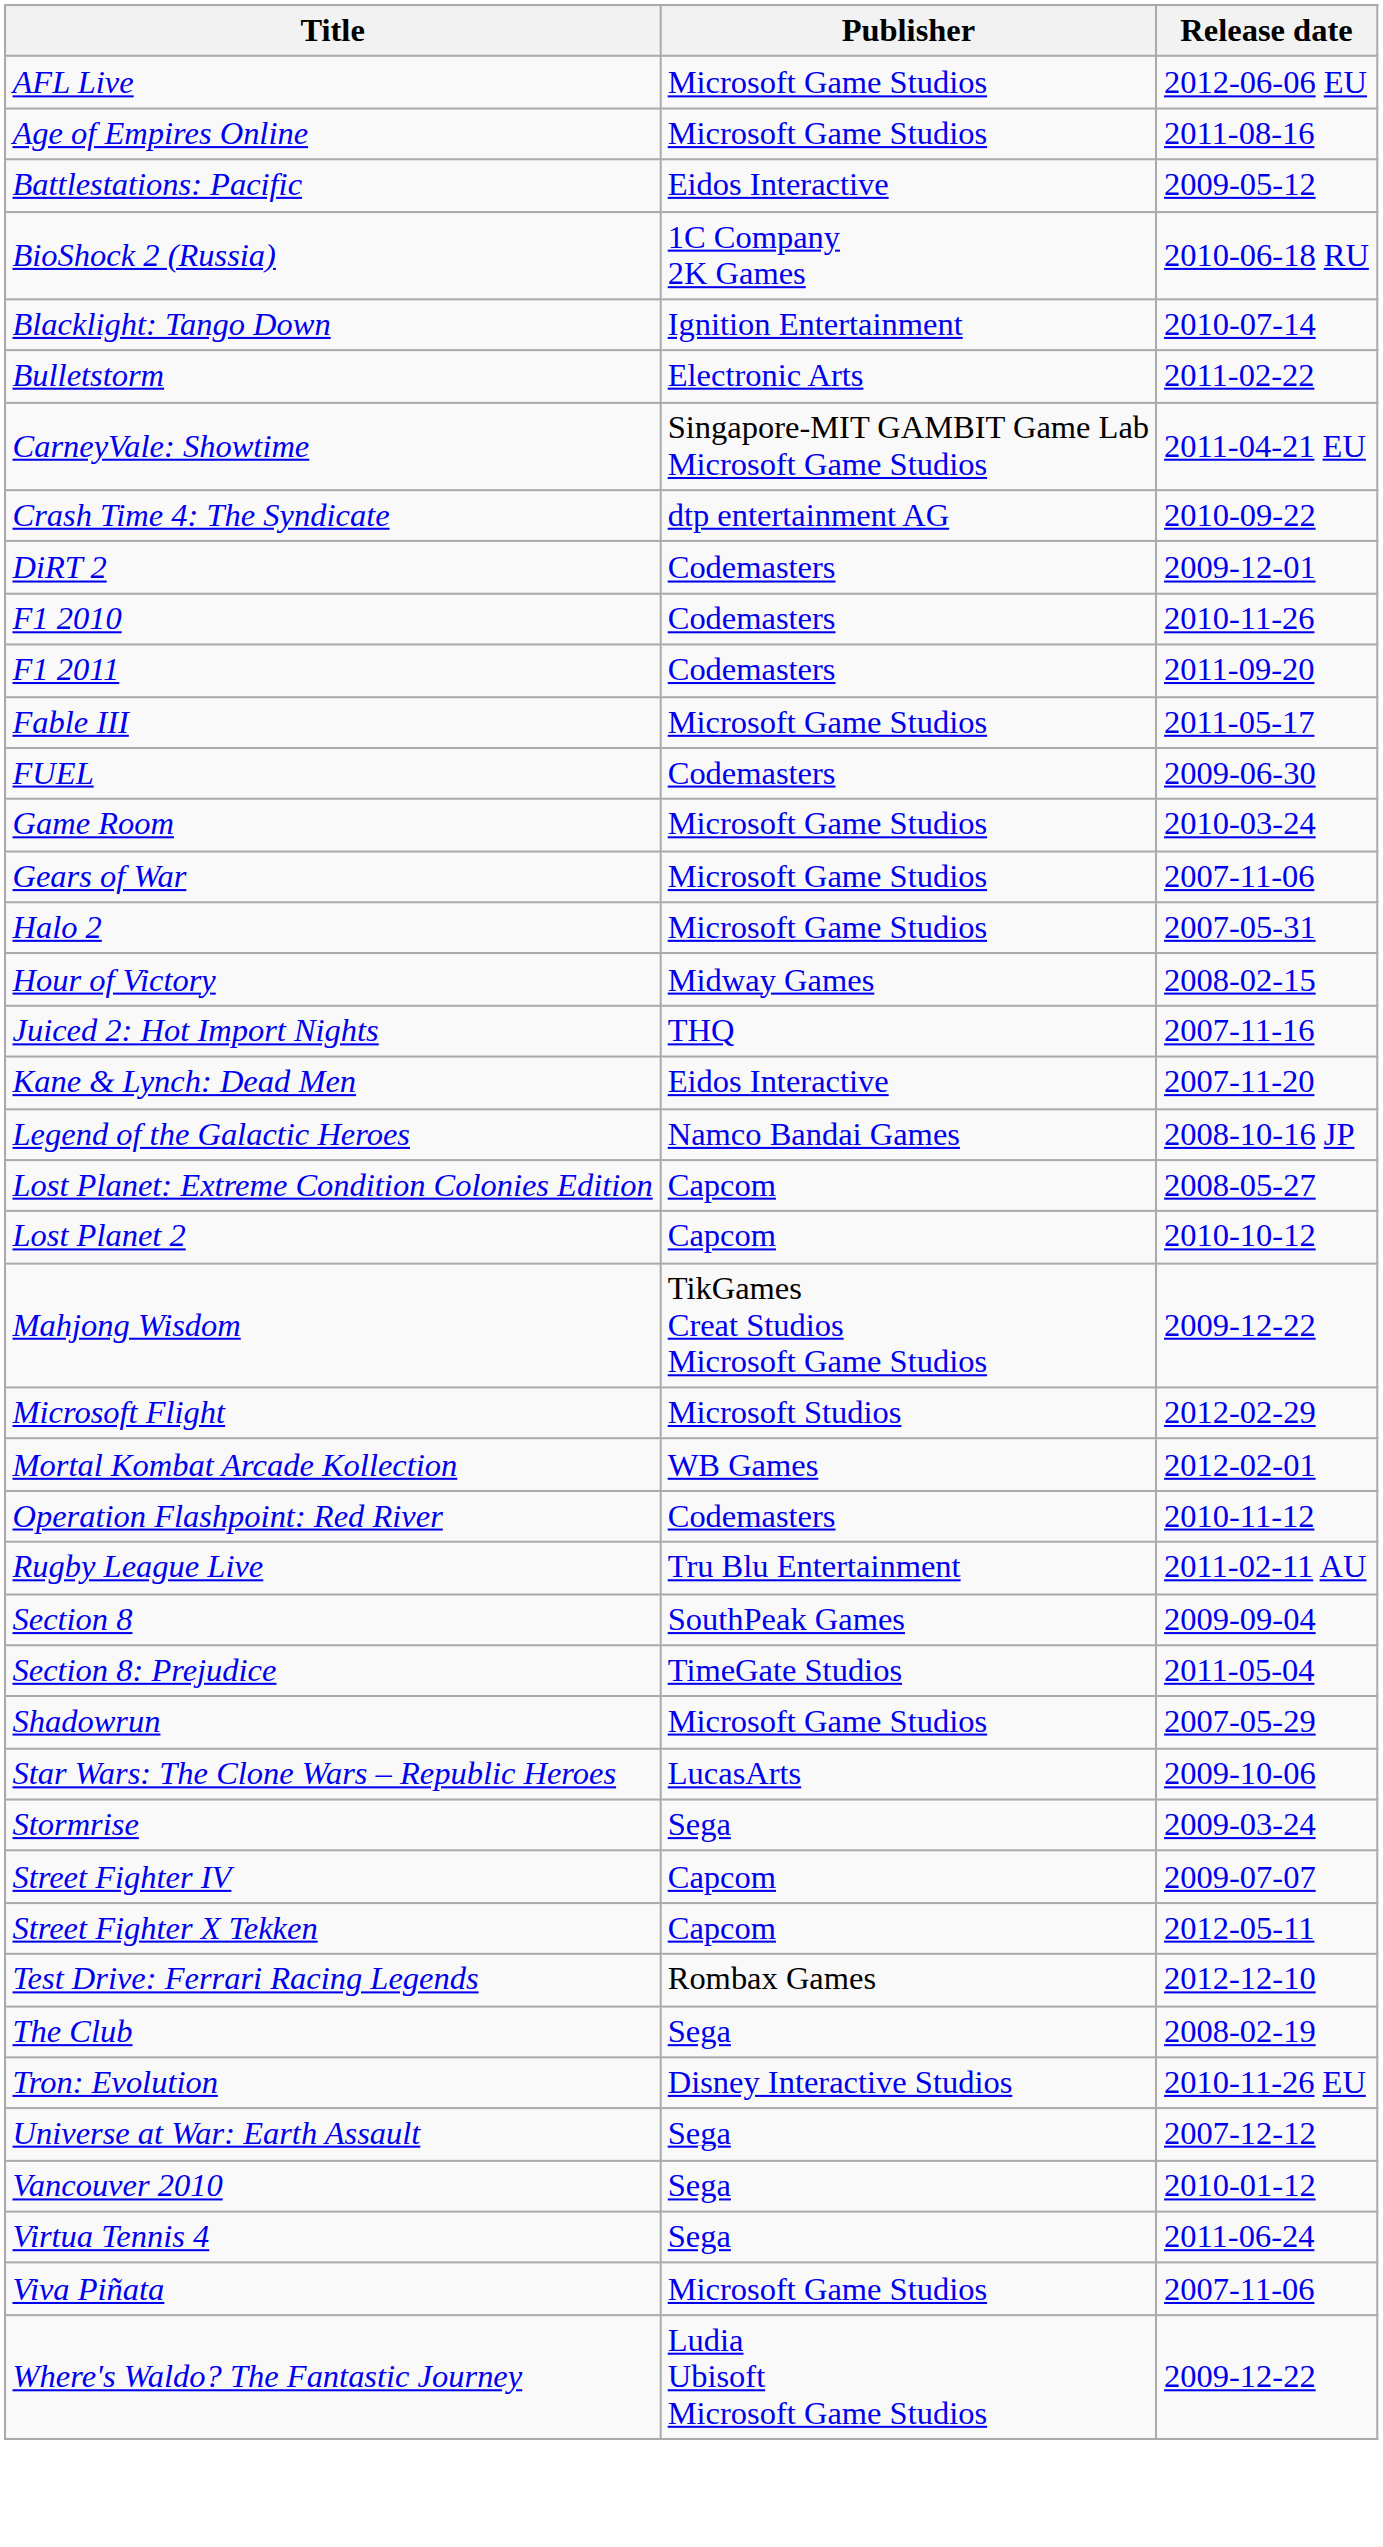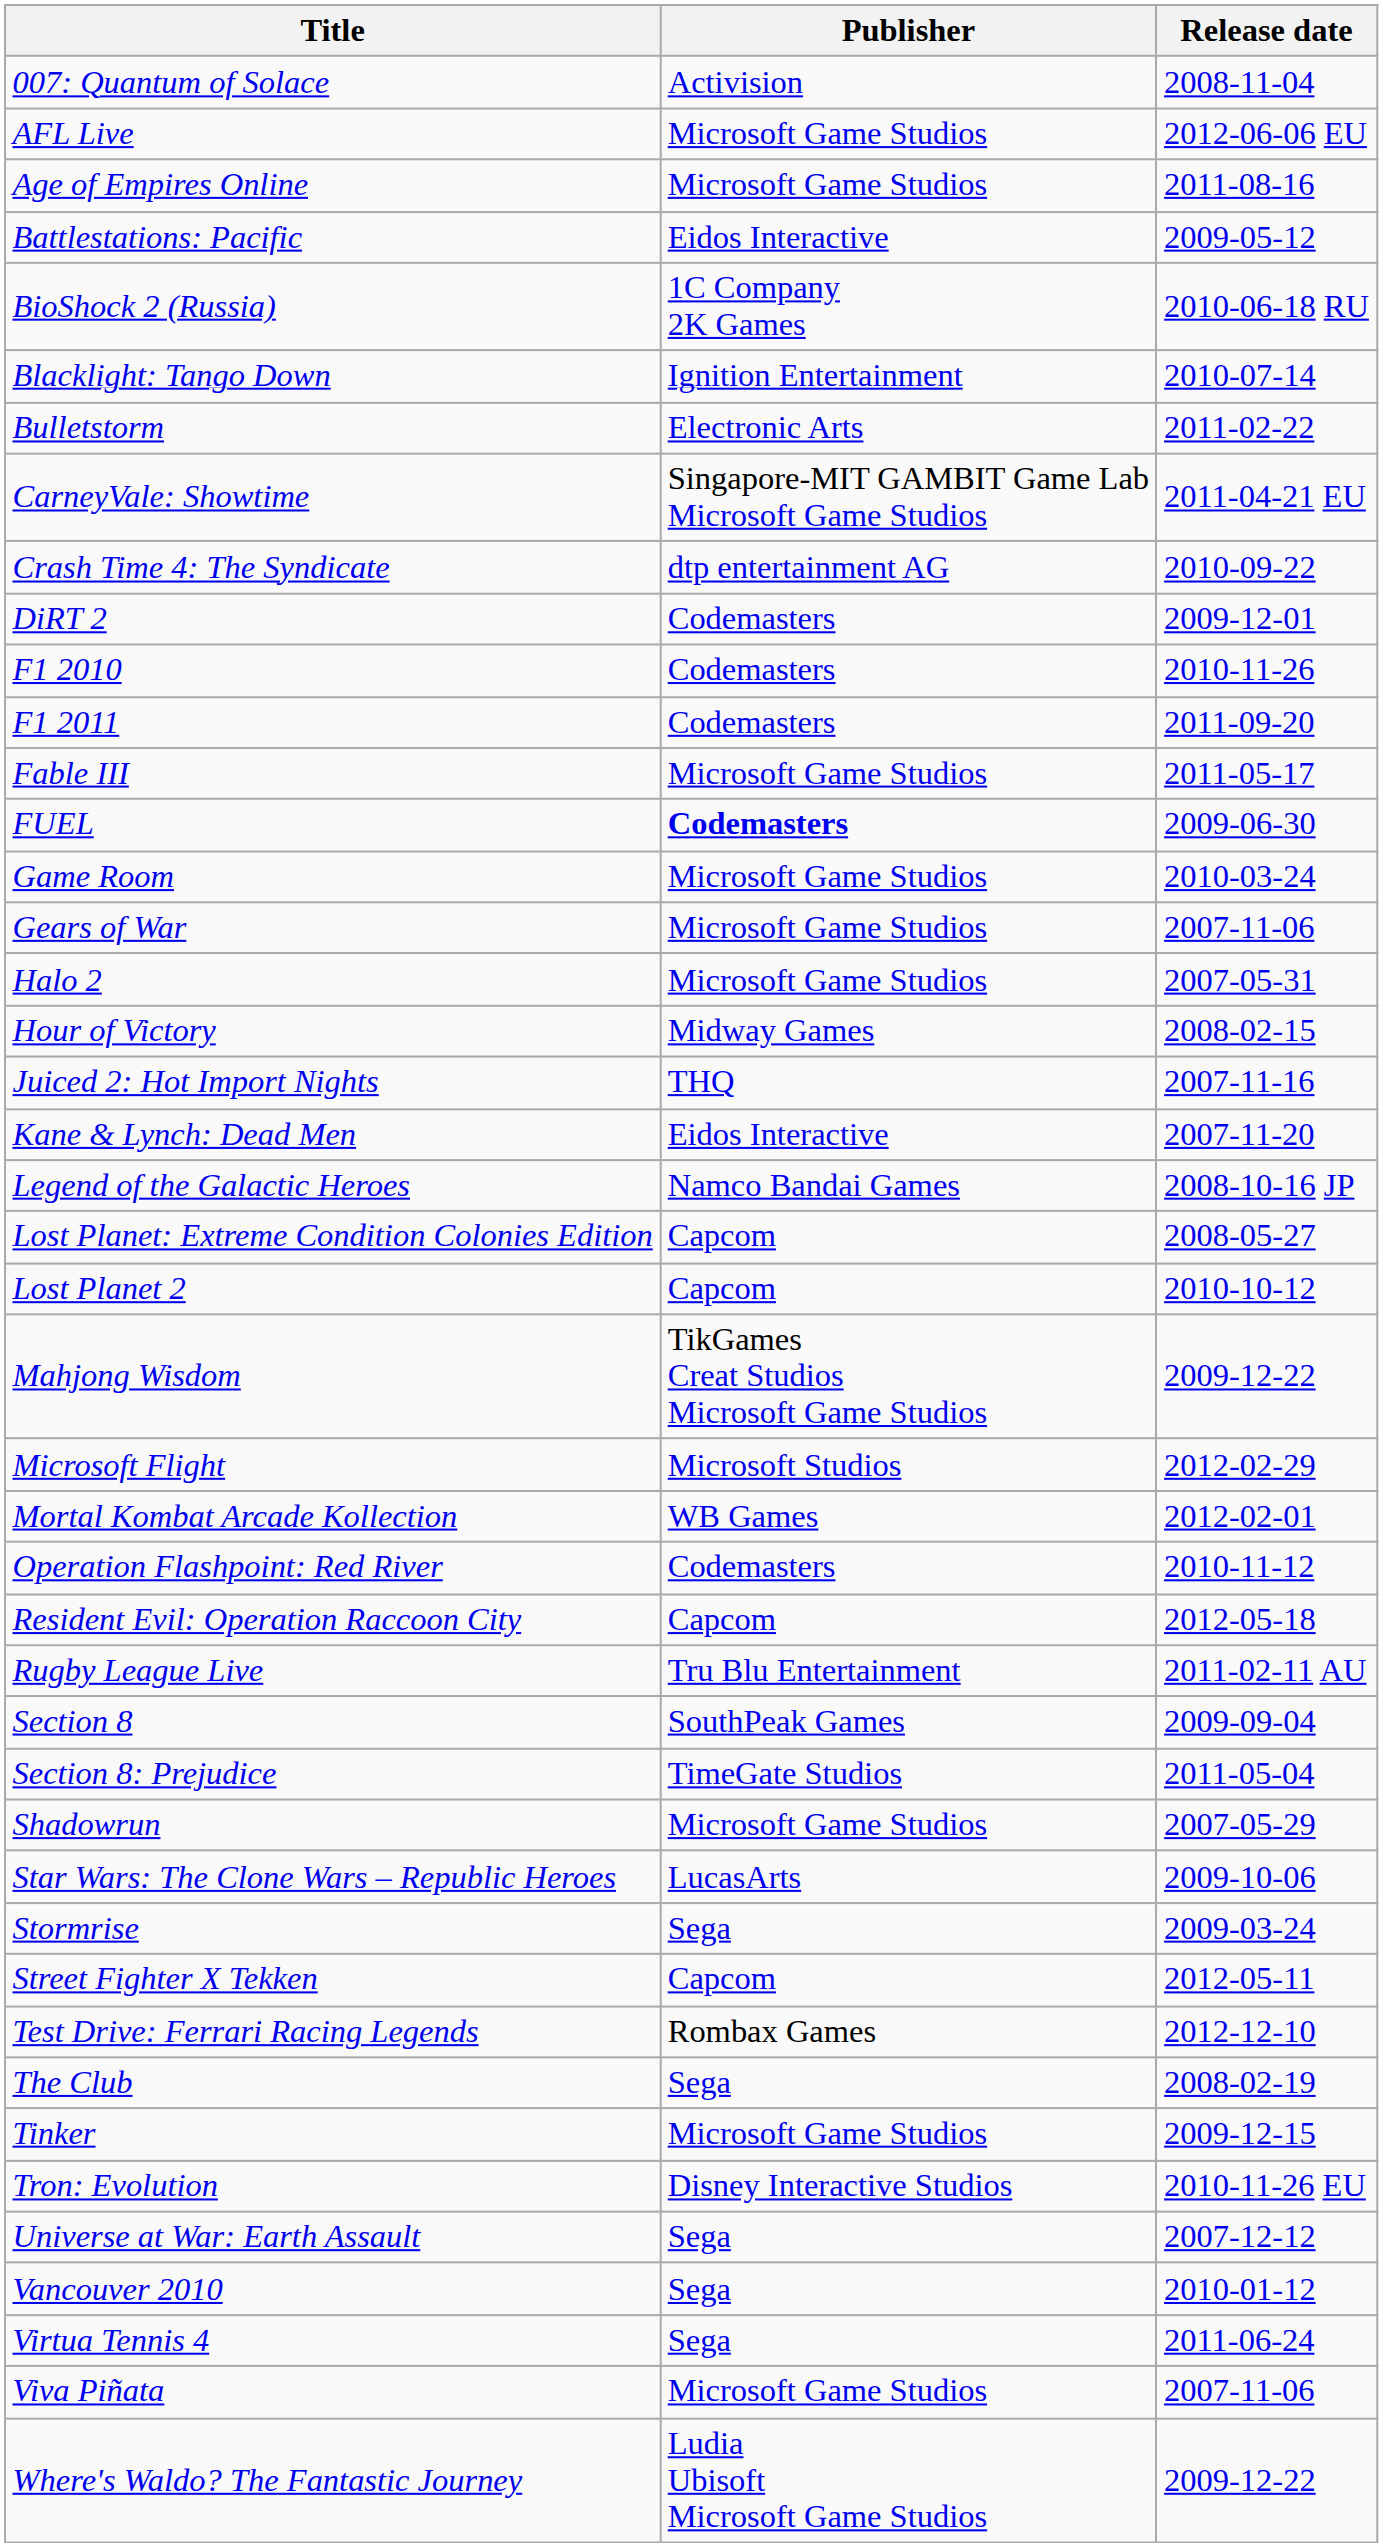+ row: (171, 81)
(752, 772) normal -> (758, 824) bold
+ row: (267, 1618)
- row: (122, 1876)
+ row: (54, 2133)
